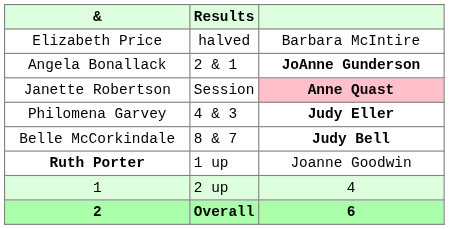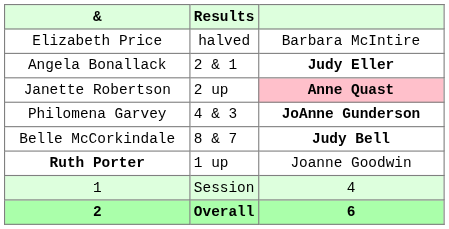(351, 66) JoAnne Gunderson -> (351, 66) Judy Eller
(224, 90) Session -> (211, 90) 2 up
(351, 114) Judy Eller -> (351, 114) JoAnne Gunderson
(211, 188) 2 up -> (224, 188) Session
